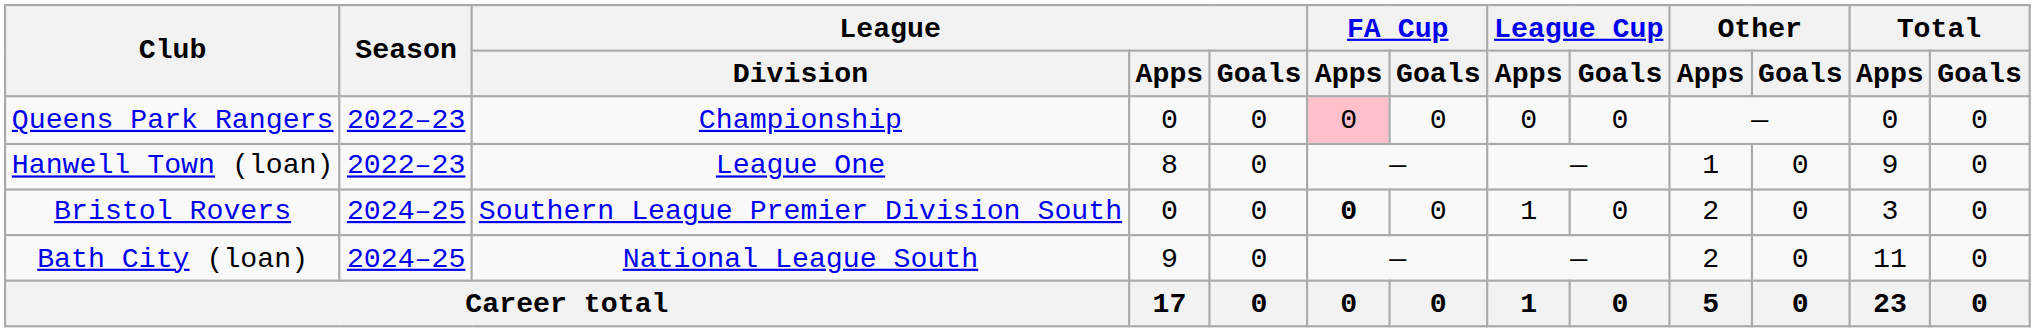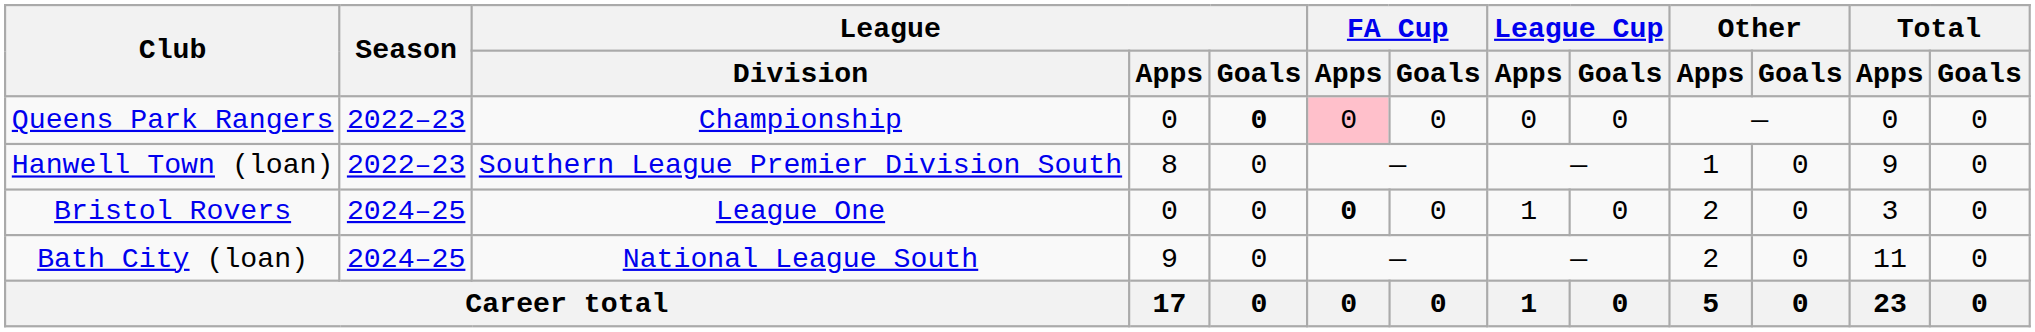(1259, 120) normal -> (1259, 120) bold
(800, 166) League One -> (800, 166) Southern League Premier Division South
(800, 212) Southern League Premier Division South -> (800, 212) League One
